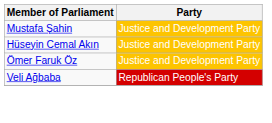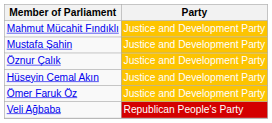+ row: (63, 28)
+ row: (34, 61)
